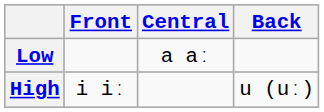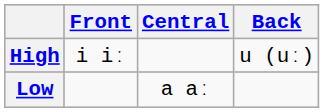rows swapped: (35, 90) <-> (35, 56)
